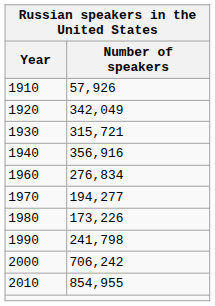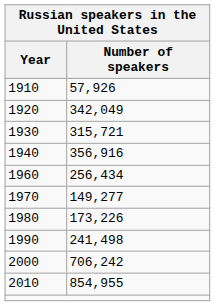(96, 176) 276,834 -> (96, 176) 256,434
(96, 197) 194,277 -> (96, 197) 149,277
(96, 241) 241,798 -> (96, 241) 241,498
